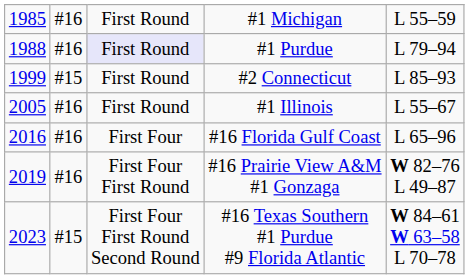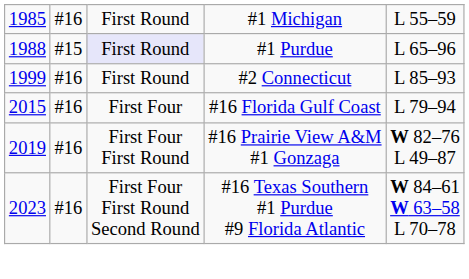(68, 48) #16 -> (68, 48) #15
(425, 48) L 79–94 -> (425, 48) L 65–96
(68, 78) #15 -> (68, 78) #16
- row: (295, 107)
(27, 136) 2016 -> (27, 107) 2015
(425, 136) L 65–96 -> (425, 107) L 79–94
(68, 237) #15 -> (68, 208) #16
